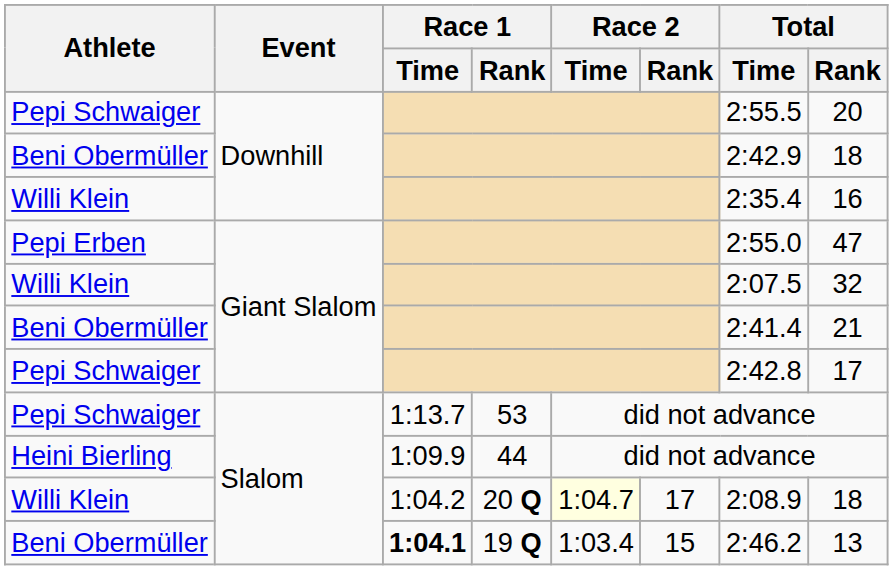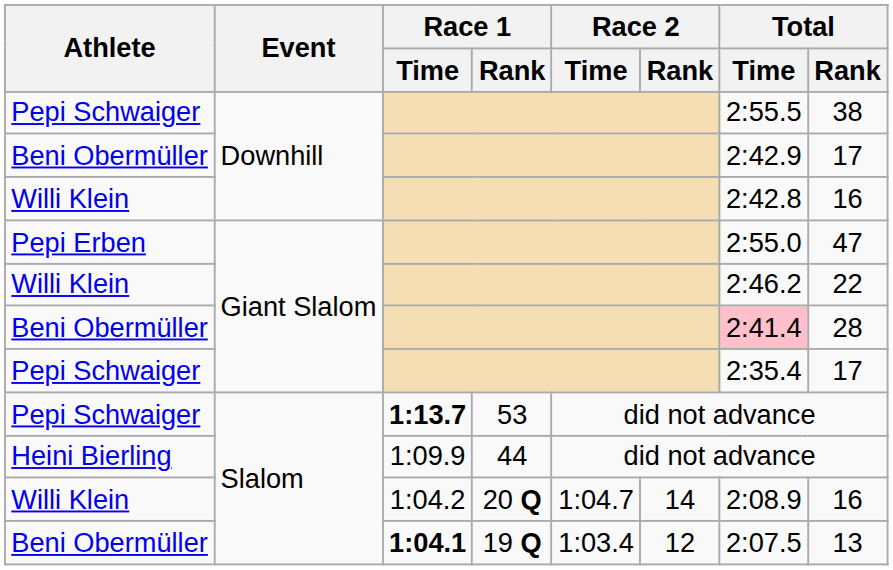(848, 113) 20 -> (848, 113) 38
(848, 156) 18 -> (848, 156) 17
(764, 199) 2:35.4 -> (764, 199) 2:42.8
(764, 285) 2:07.5 -> (764, 285) 2:46.2
(848, 285) 32 -> (848, 285) 22
(764, 328) no background -> (764, 328) pink background
(848, 328) 21 -> (848, 328) 28
(764, 371) 2:42.8 -> (764, 371) 2:35.4
(428, 414) normal -> (428, 414) bold
(596, 500) lightyellow background -> (596, 500) no background
(680, 500) 17 -> (680, 500) 14
(848, 500) 18 -> (848, 500) 16
(680, 543) 15 -> (680, 543) 12
(764, 543) 2:46.2 -> (764, 543) 2:07.5
